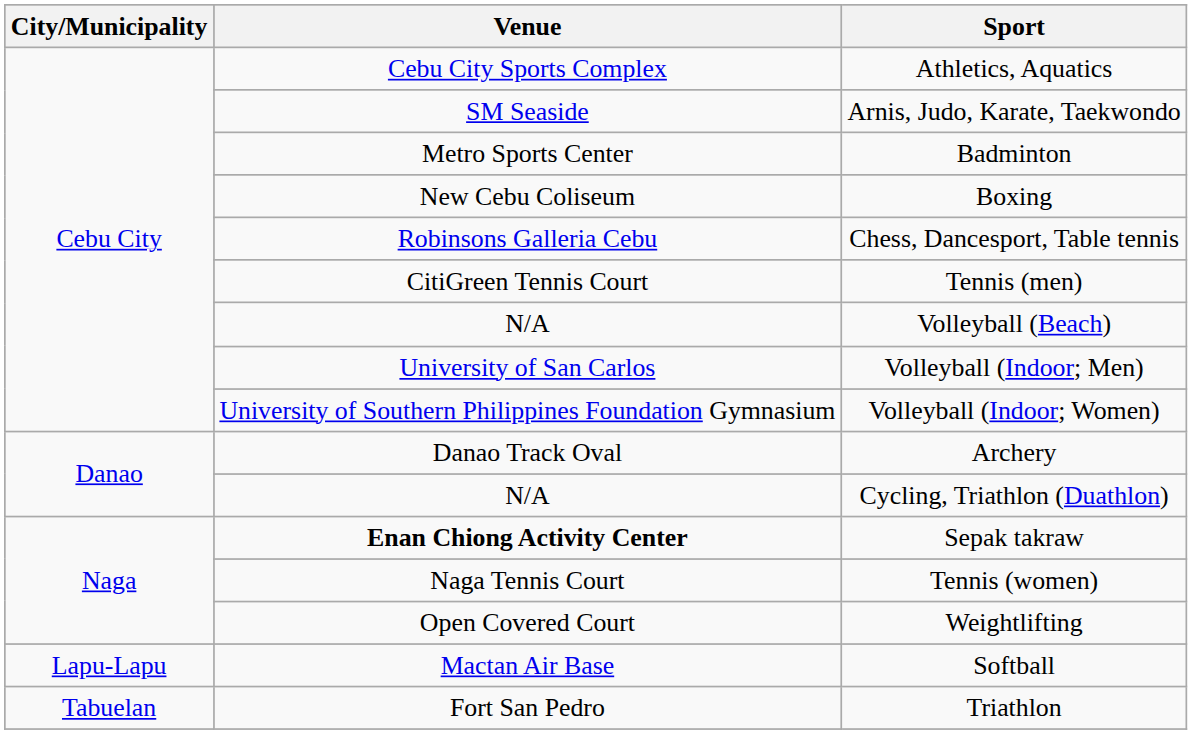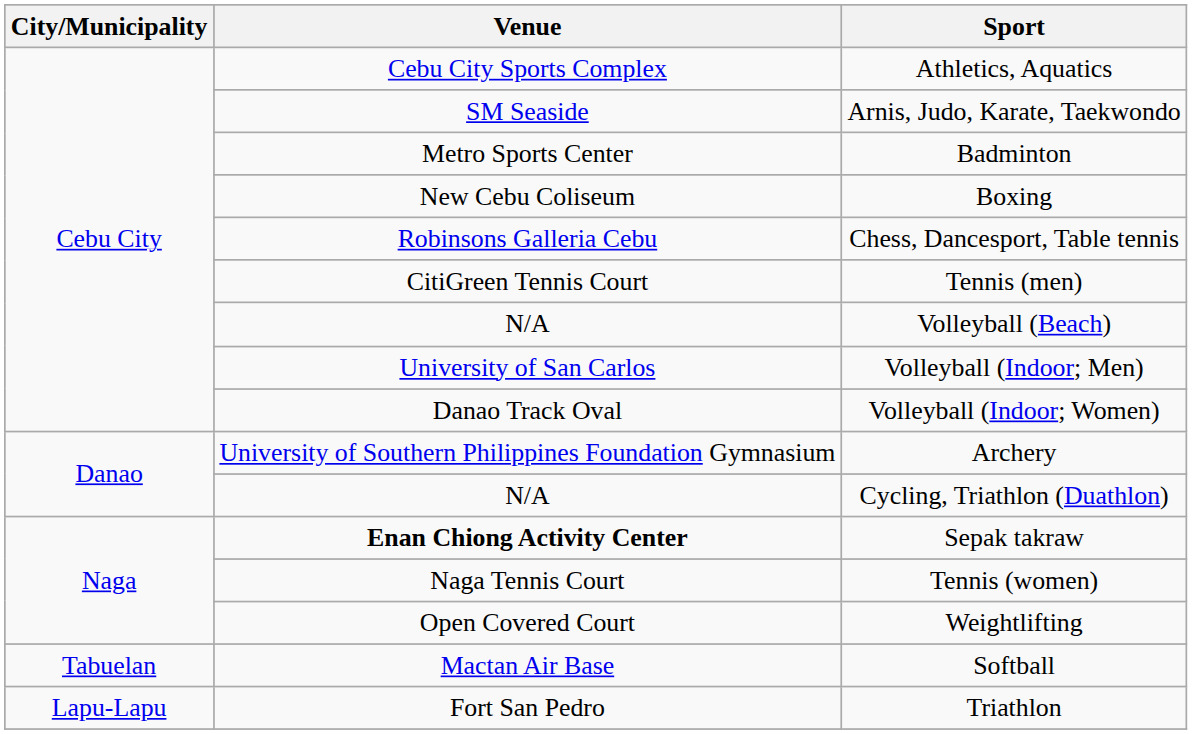(527, 409) University of Southern Philippines Foundation Gymnasium -> (527, 409) Danao Track Oval
(527, 452) Danao Track Oval -> (527, 452) University of Southern Philippines Foundation Gymnasium
(109, 665) Lapu-Lapu -> (109, 665) Tabuelan
(109, 707) Tabuelan -> (109, 707) Lapu-Lapu
